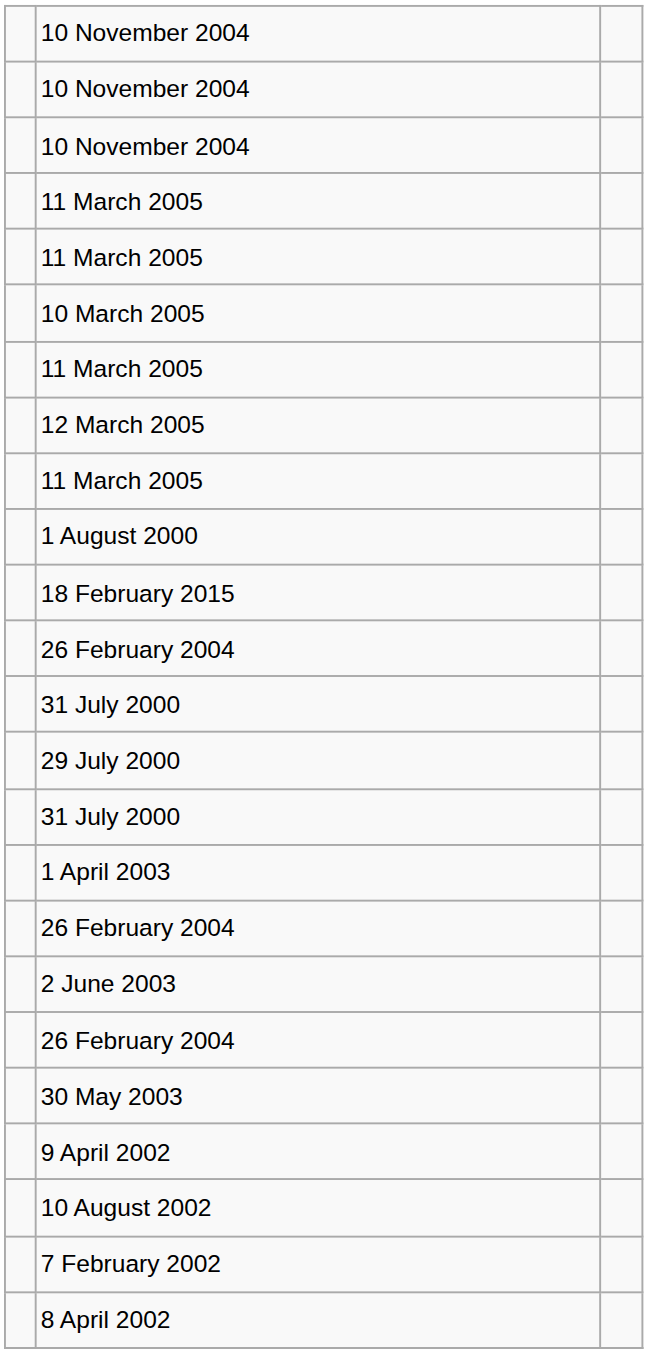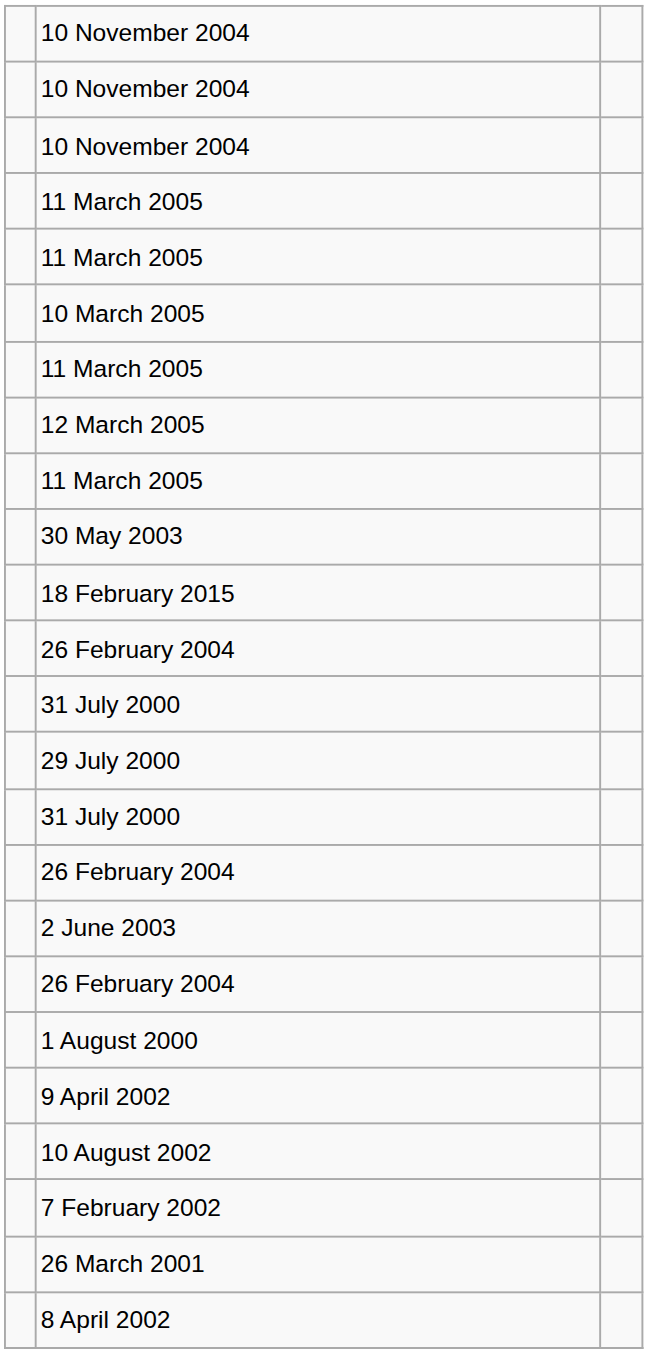rows swapped: (20, 537) <-> (20, 1096)
- row: (20, 872)
+ row: (20, 1264)
